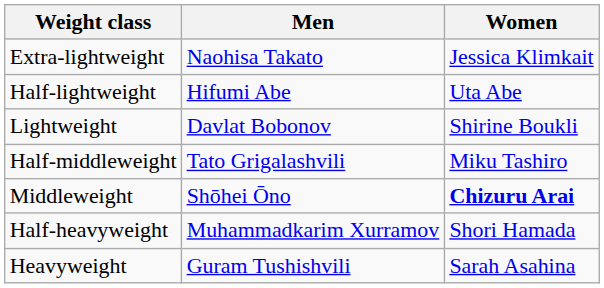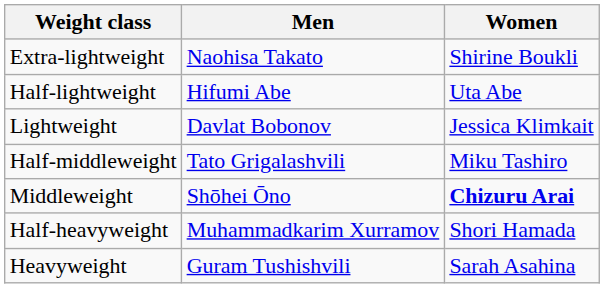(522, 56) Jessica Klimkait -> (514, 56) Shirine Boukli
(514, 126) Shirine Boukli -> (522, 126) Jessica Klimkait
